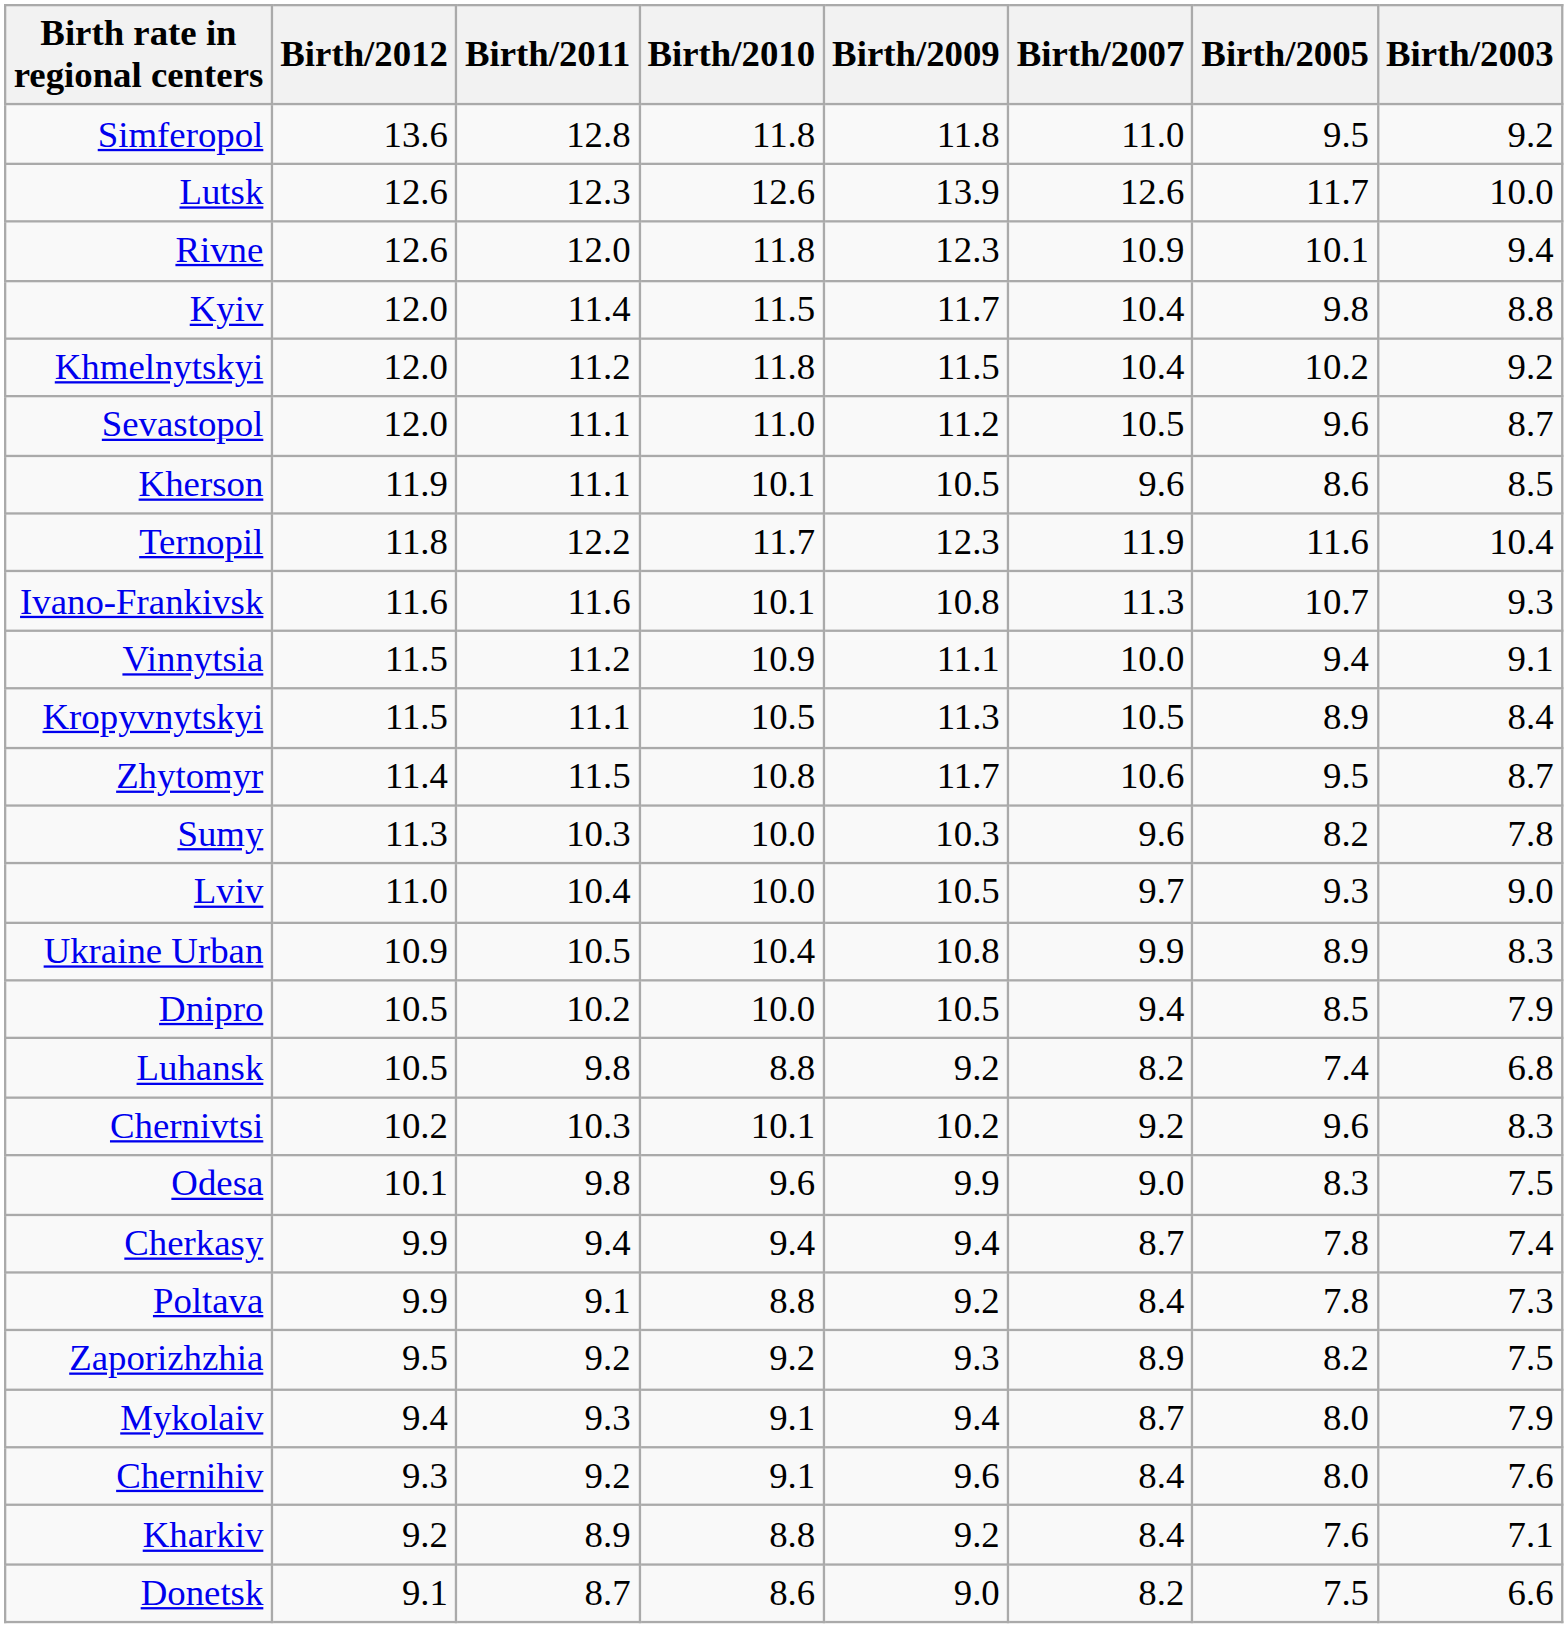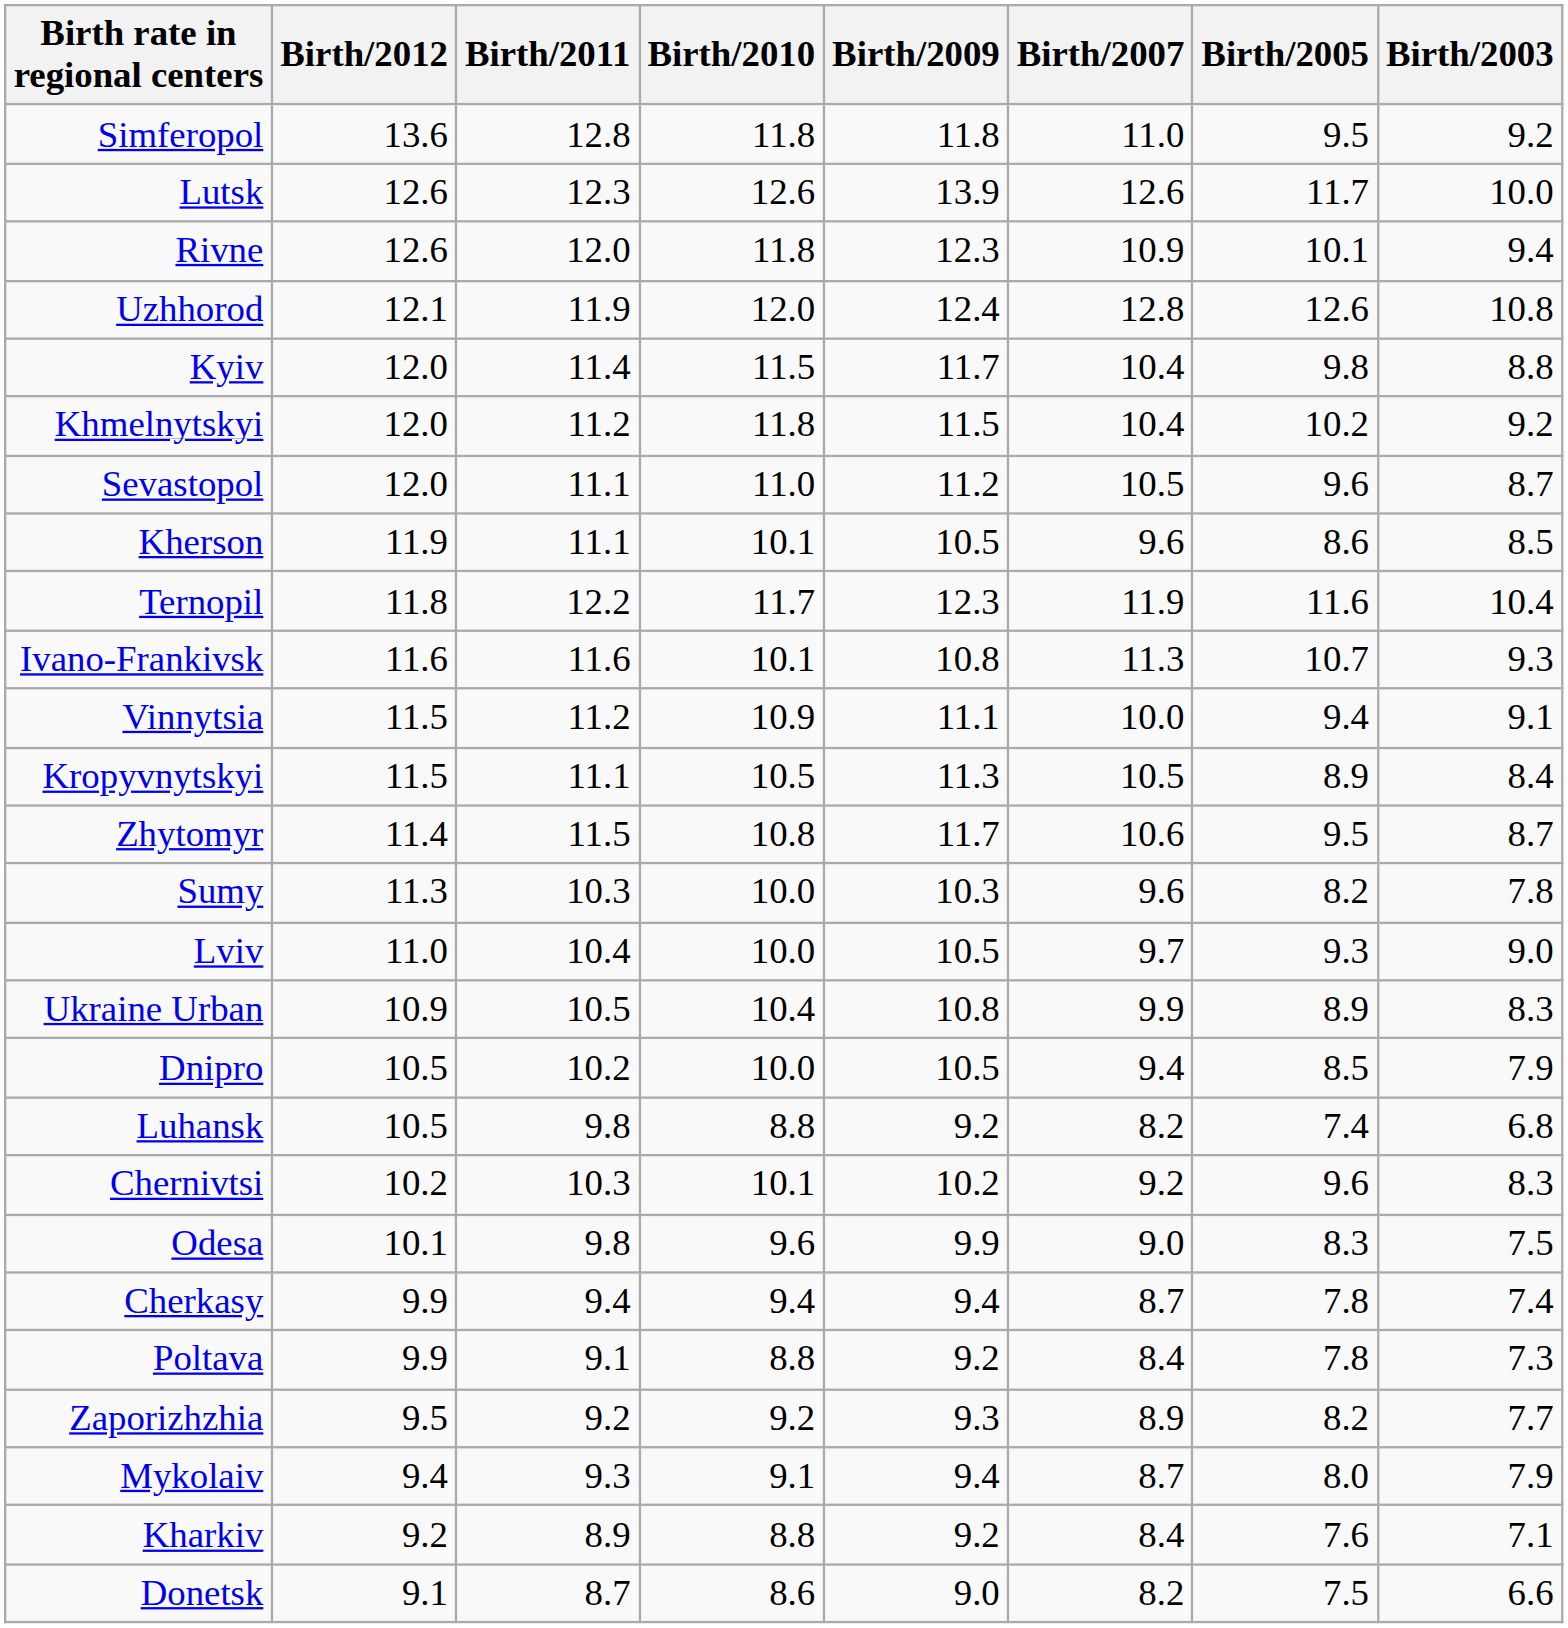+ row: (190, 308)
(1531, 1359) 7.5 -> (1531, 1417) 7.7
- row: (190, 1475)
